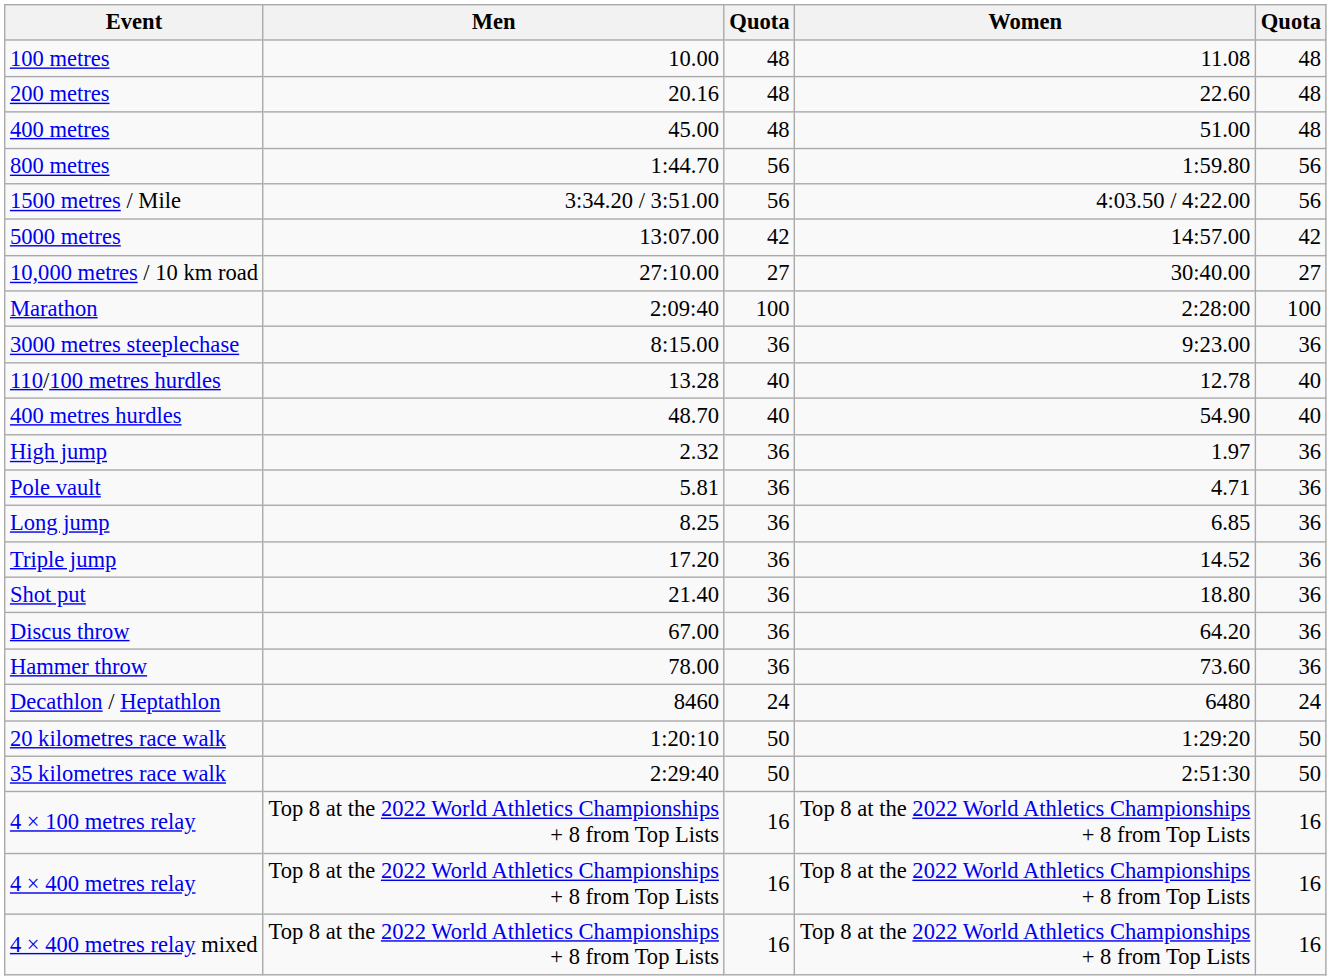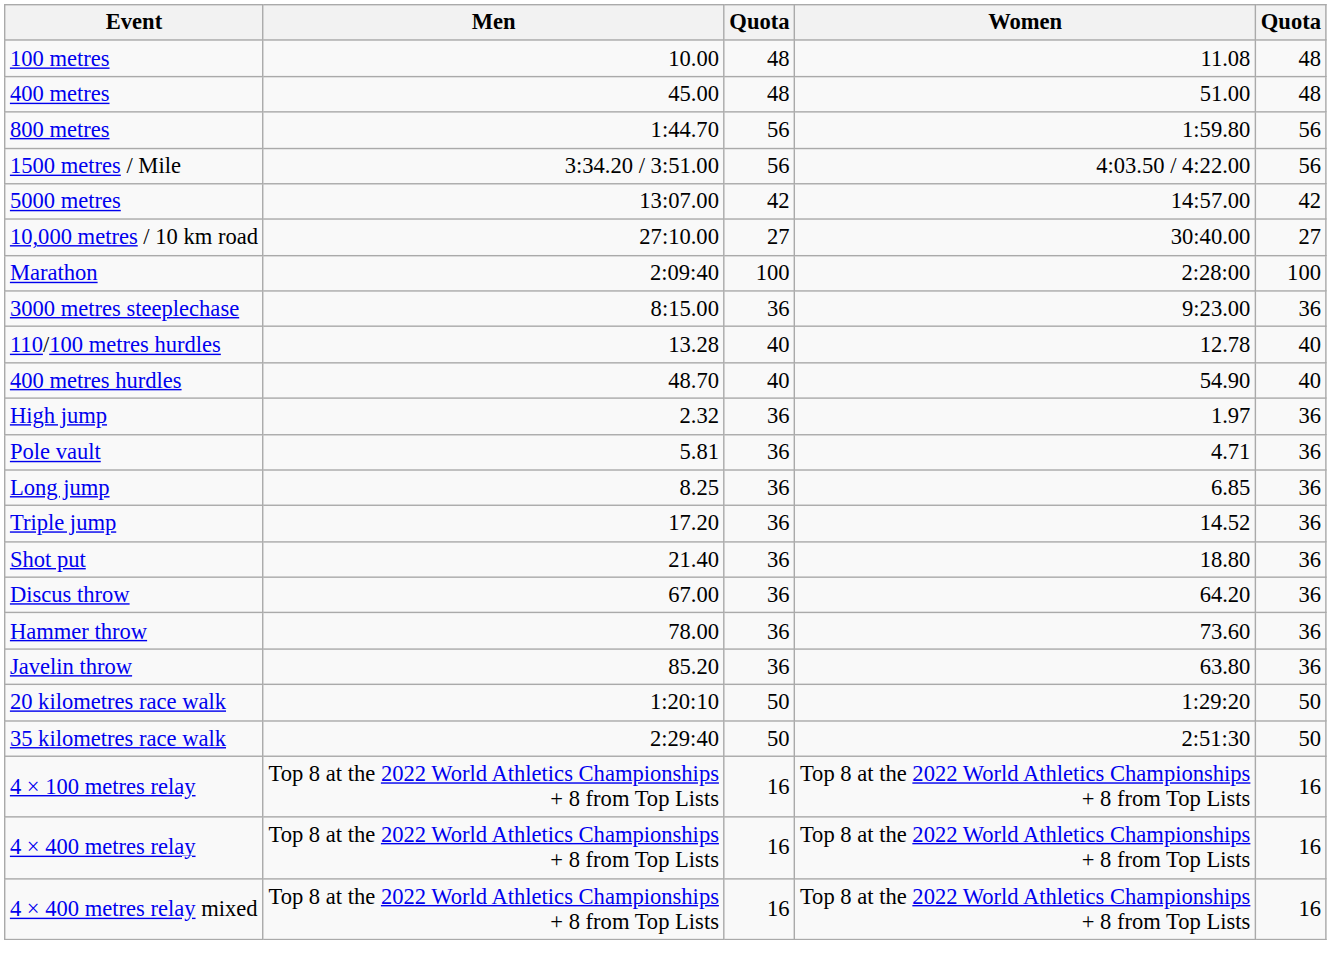- row: (60, 93)
+ row: (71, 666)
- row: (115, 702)
